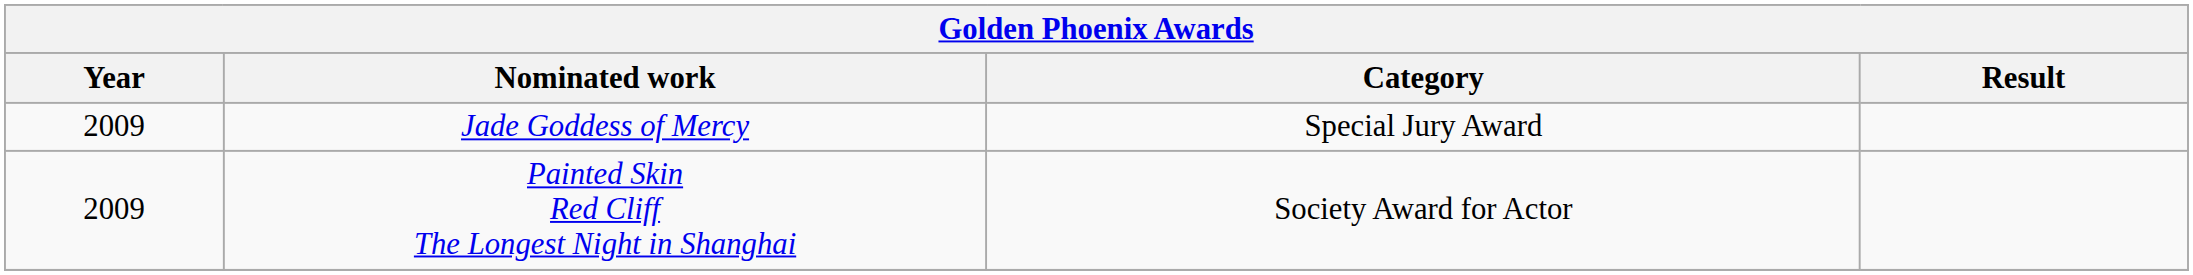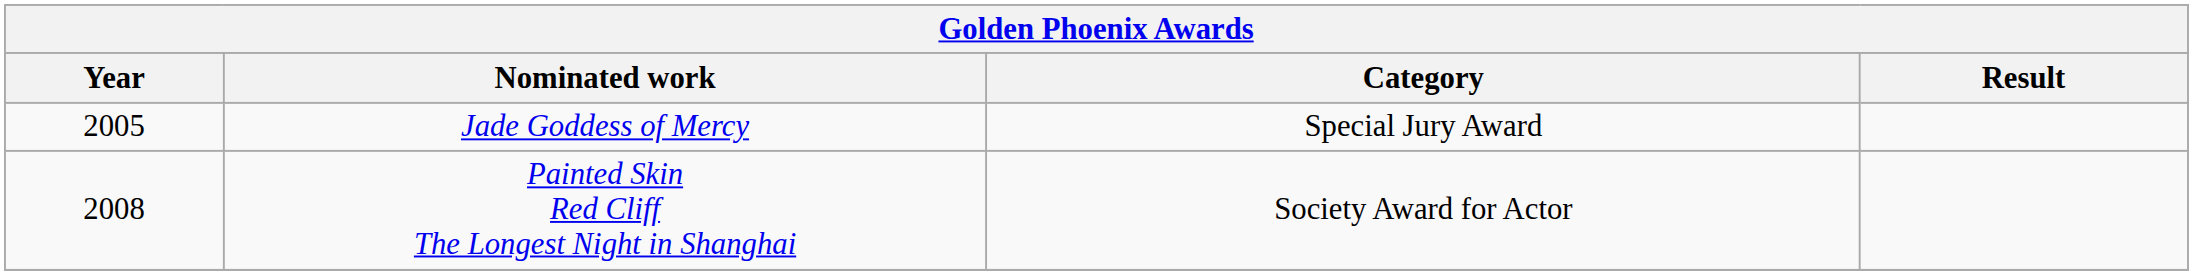(114, 126) 2009 -> (114, 126) 2005
(114, 209) 2009 -> (114, 209) 2008
